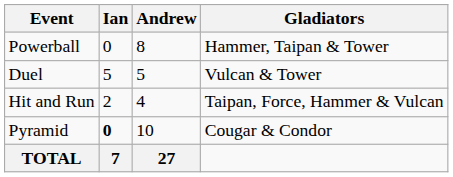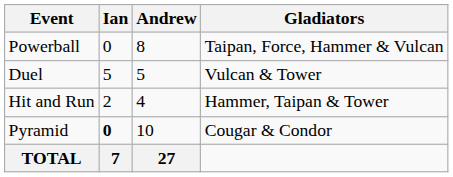(297, 46) Hammer, Taipan & Tower -> (324, 46) Taipan, Force, Hammer & Vulcan
(324, 102) Taipan, Force, Hammer & Vulcan -> (297, 102) Hammer, Taipan & Tower
